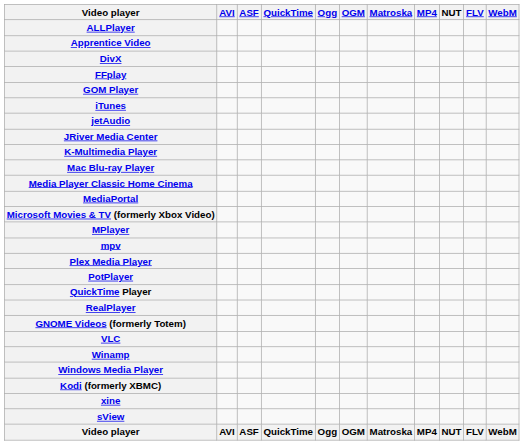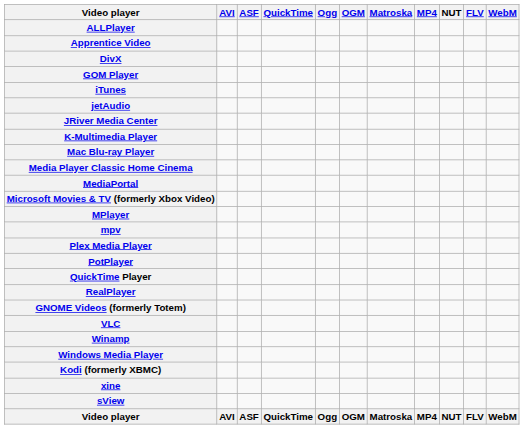- row: (111, 75)
